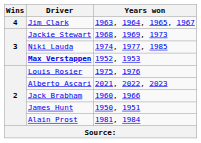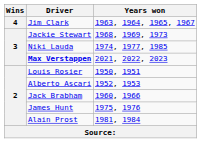(118, 59) 1952, 1953 -> (131, 59) 2021, 2022, 2023
(118, 72) 1975, 1976 -> (118, 72) 1950, 1951
(131, 84) 2021, 2022, 2023 -> (118, 84) 1952, 1953
(118, 108) 1950, 1951 -> (118, 108) 1975, 1976
